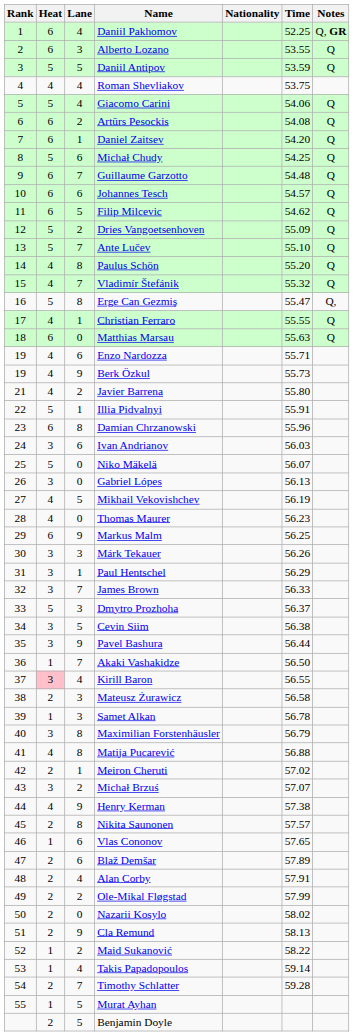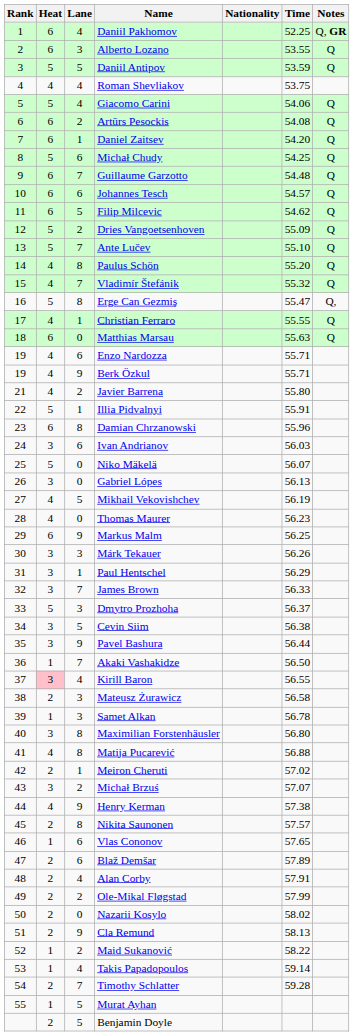(297, 373) 55.73 -> (297, 373) 55.71
(297, 734) 56.79 -> (297, 734) 56.80
